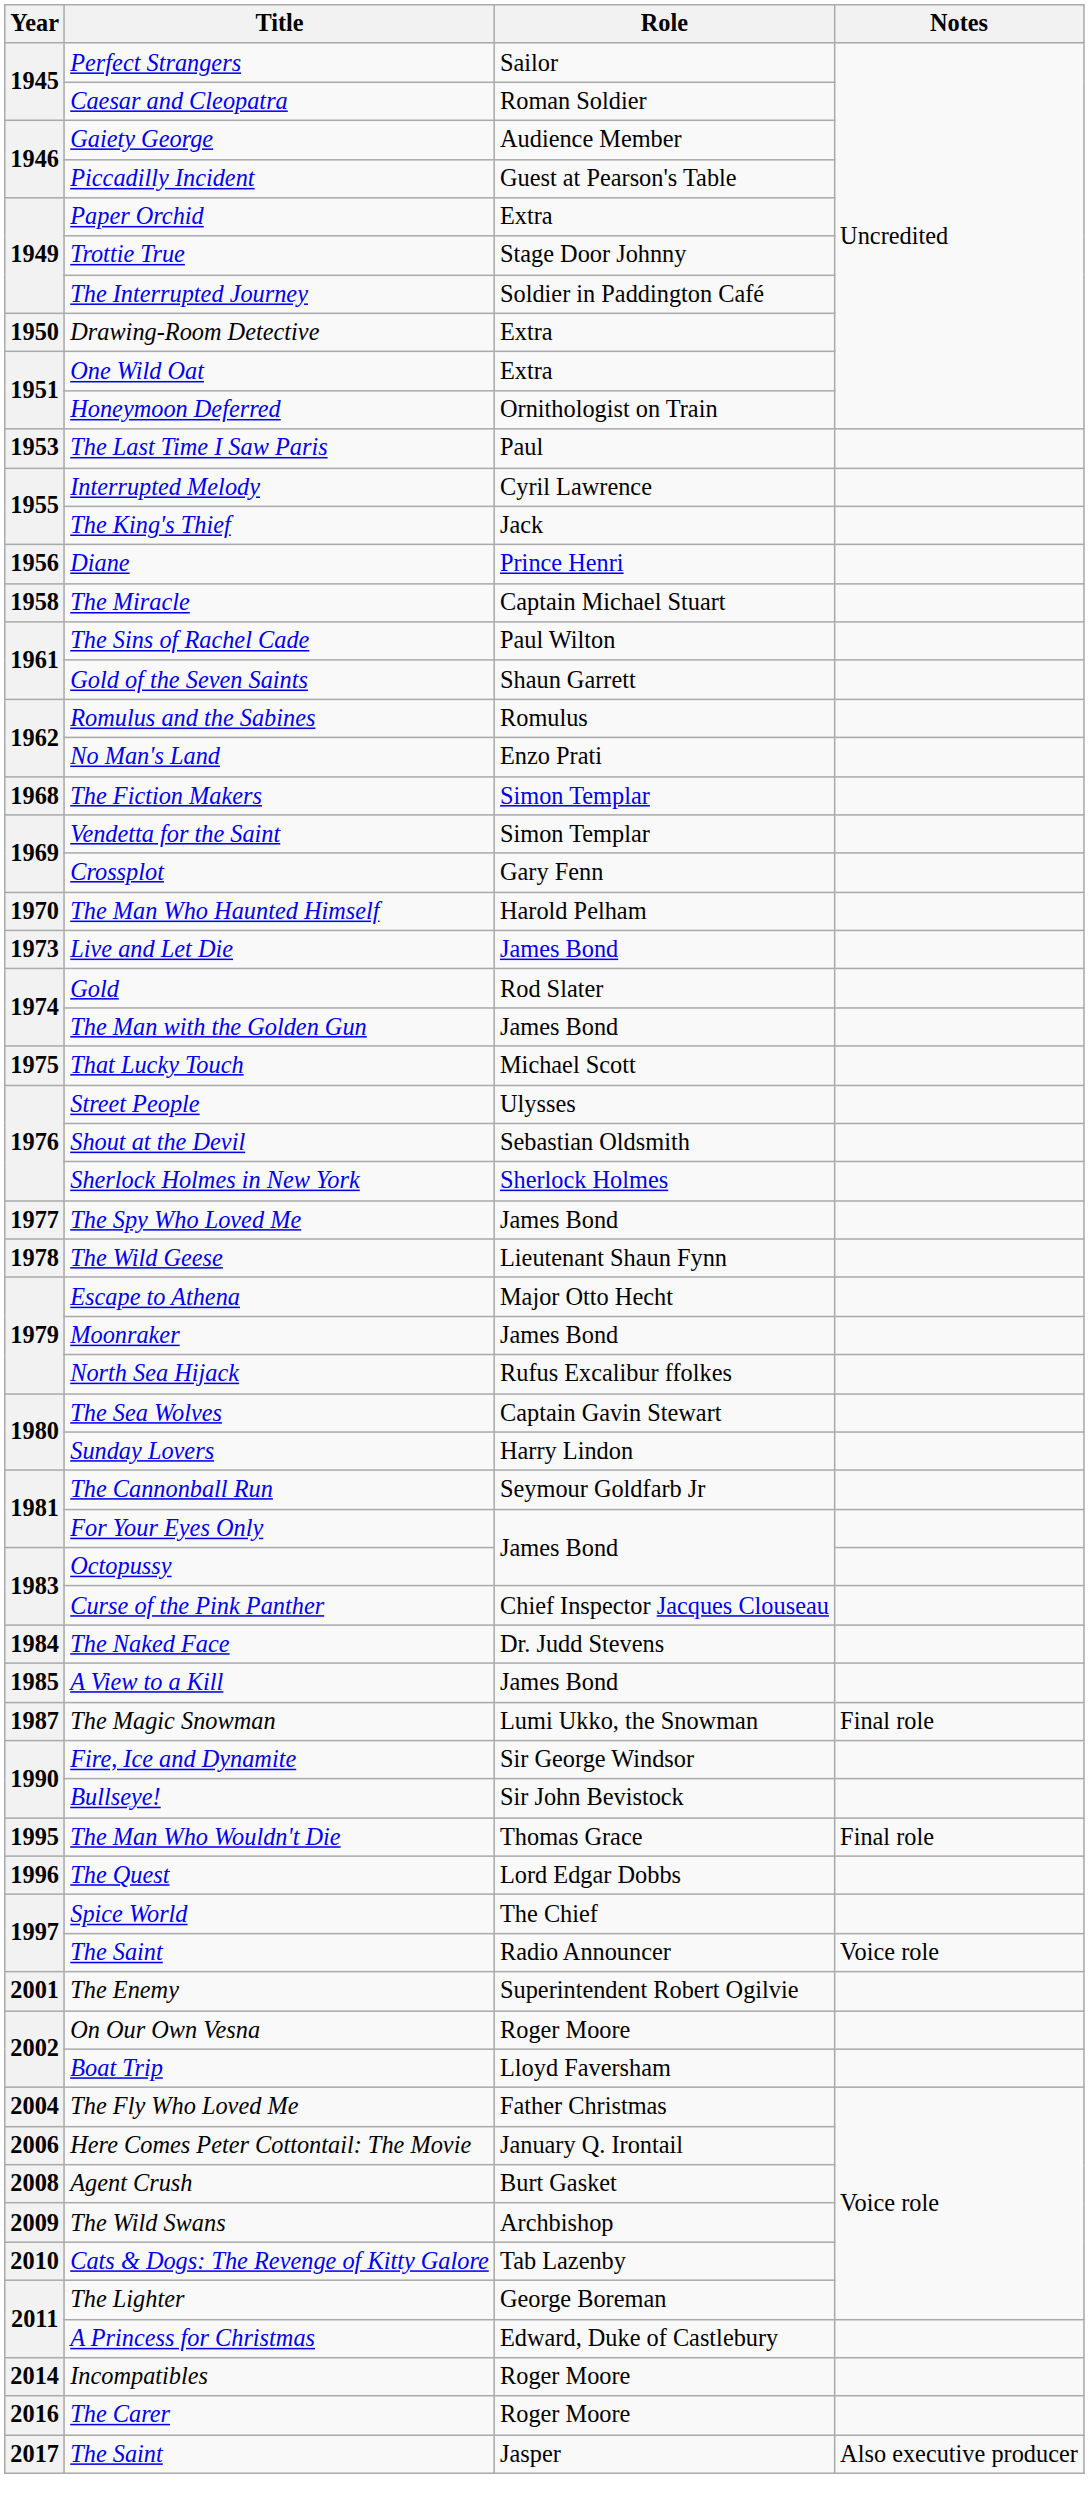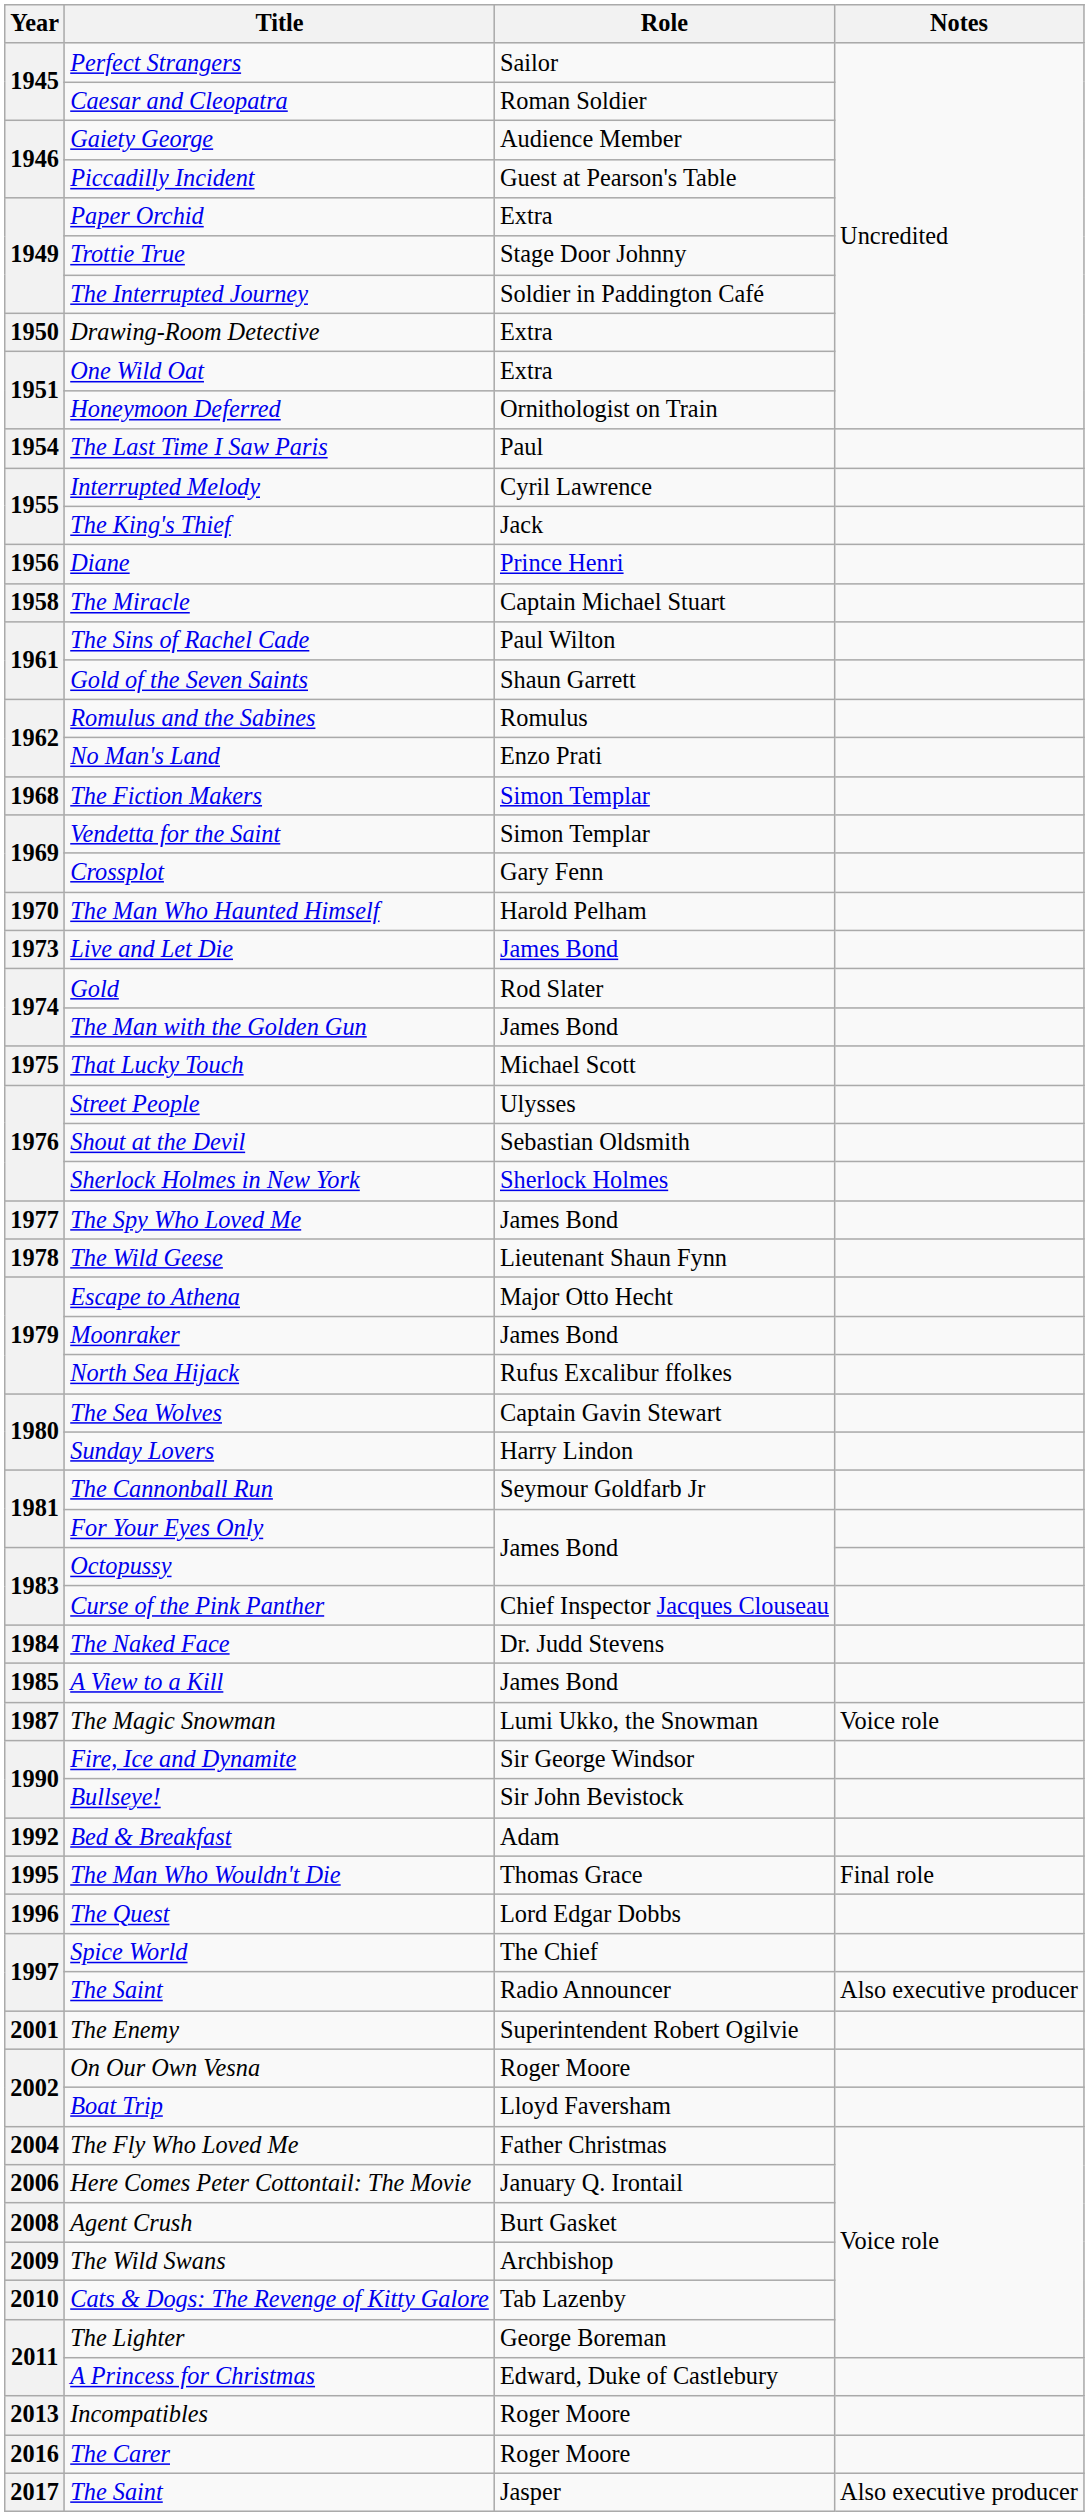(35, 448) 1953 -> (35, 448) 1954
(887, 1720) Final role -> (890, 1720) Voice role
+ row: (151, 1836)
(890, 1952) Voice role -> (959, 1990) Also executive producer
(35, 2376) 2014 -> (35, 2415) 2013
